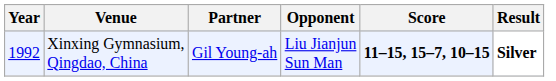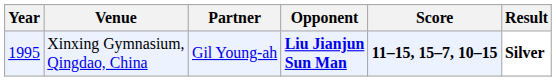(24, 53) 1992 -> (24, 53) 1995
(321, 53) normal -> (325, 53) bold
